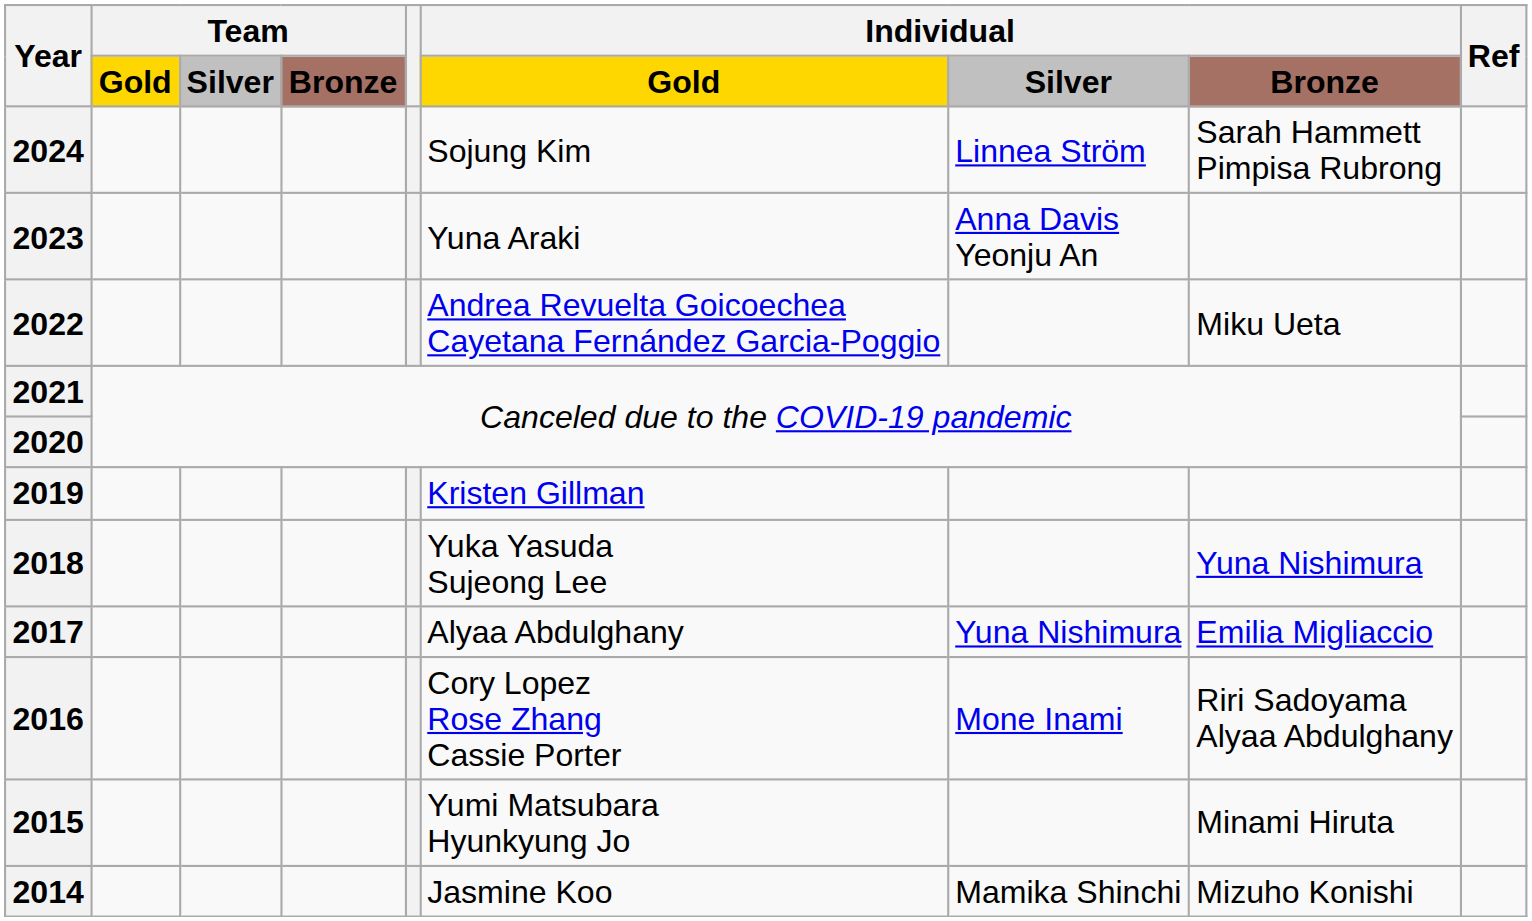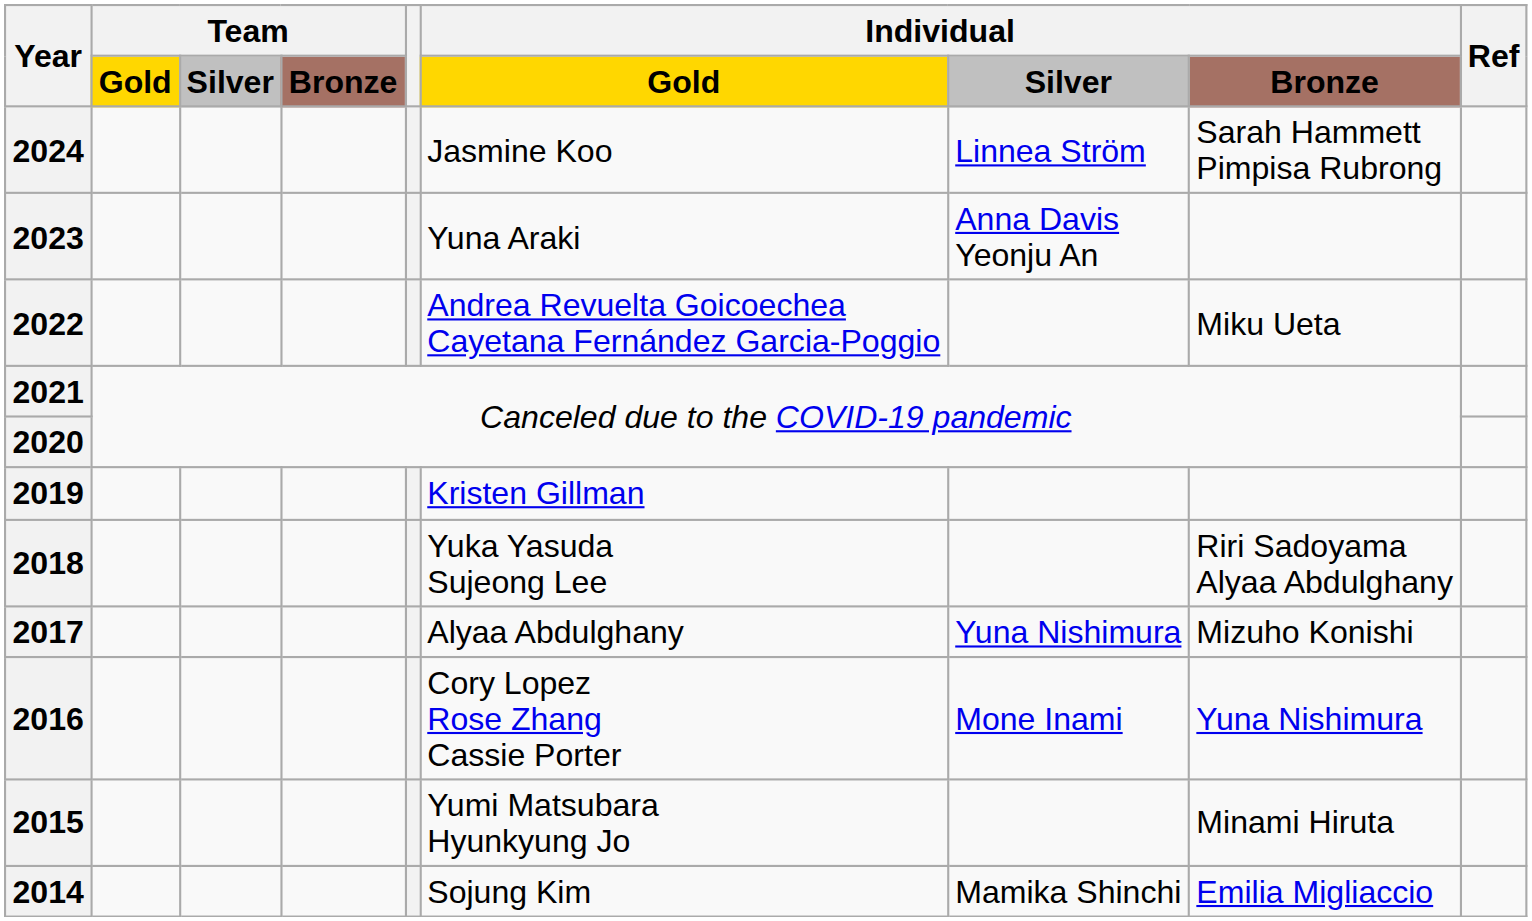(509, 150) Sojung Kim -> (520, 150) Jasmine Koo
(1309, 562) Yuna Nishimura -> (1325, 562) Riri Sadoyama Alyaa Abdulghany
(1315, 631) Emilia Migliaccio -> (1305, 631) Mizuho Konishi
(1325, 718) Riri Sadoyama Alyaa Abdulghany -> (1309, 718) Yuna Nishimura
(520, 891) Jasmine Koo -> (509, 891) Sojung Kim
(1305, 891) Mizuho Konishi -> (1315, 891) Emilia Migliaccio
